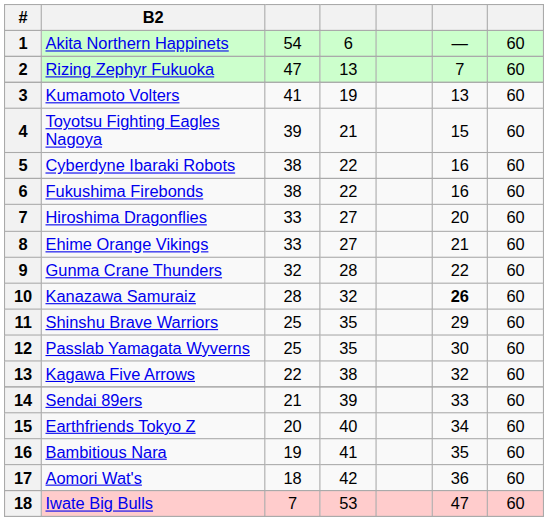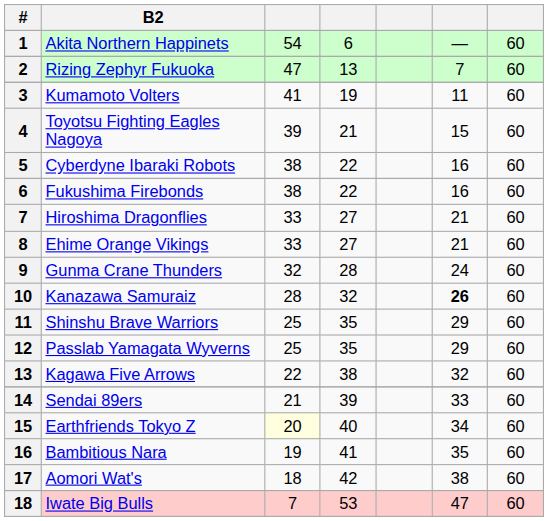(460, 96) 13 -> (460, 96) 11
(460, 218) 20 -> (460, 218) 21
(460, 270) 22 -> (460, 270) 24
(460, 348) 30 -> (460, 348) 29
(293, 426) no background -> (293, 426) lightyellow background
(460, 478) 36 -> (460, 478) 38
